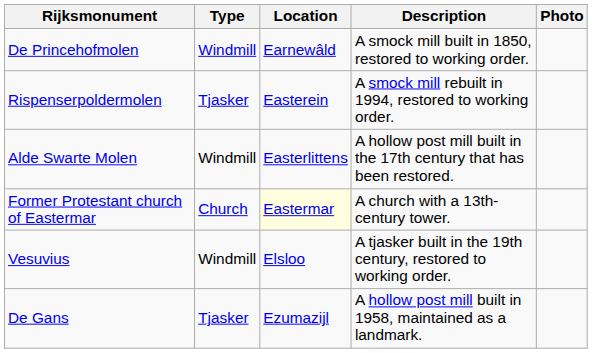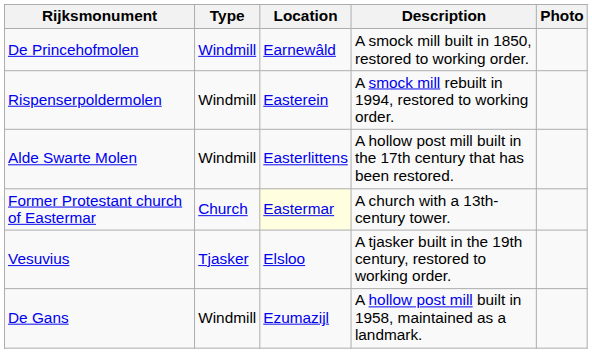(223, 99) Tjasker -> (227, 99) Windmill
(227, 259) Windmill -> (223, 259) Tjasker
(223, 318) Tjasker -> (227, 318) Windmill
